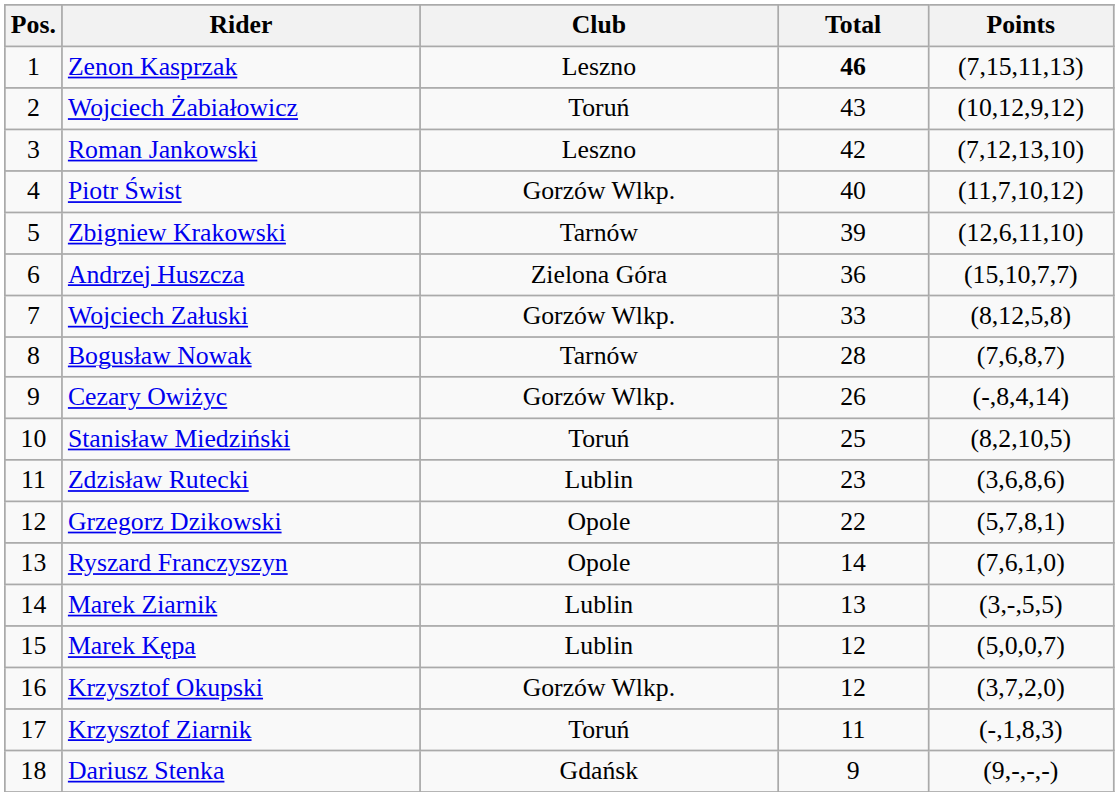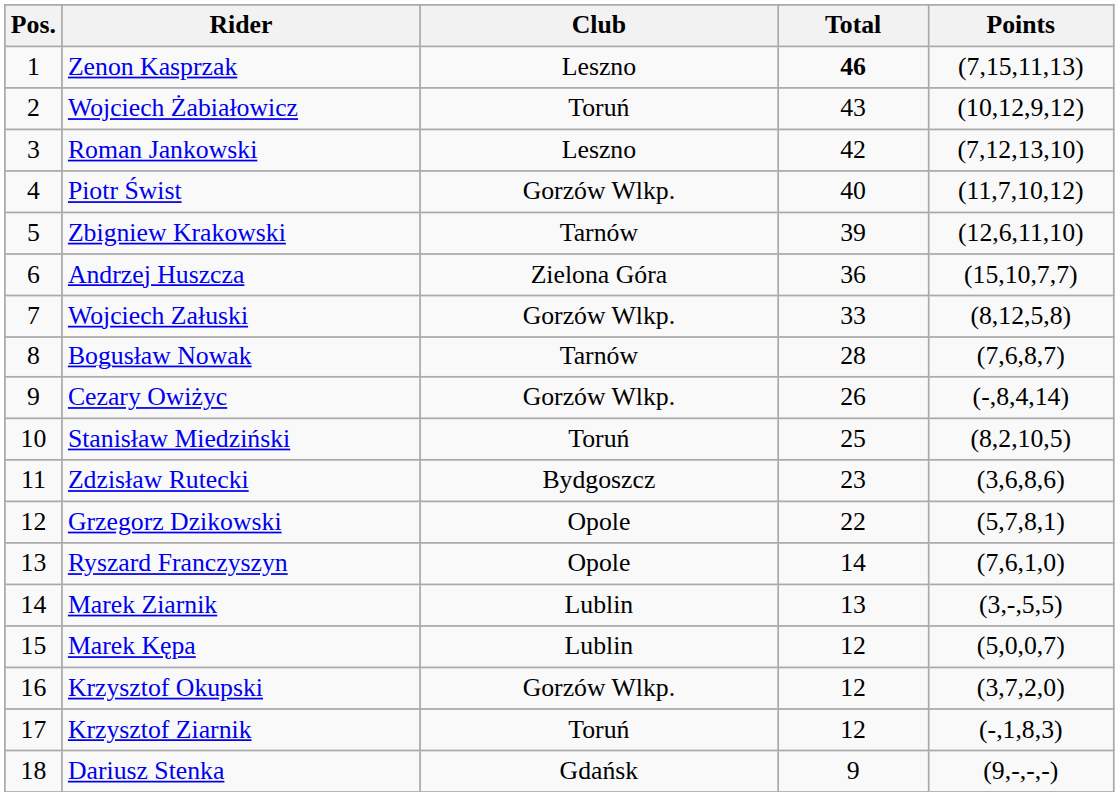(599, 480) Lublin -> (599, 480) Bydgoszcz
(853, 729) 11 -> (853, 729) 12
